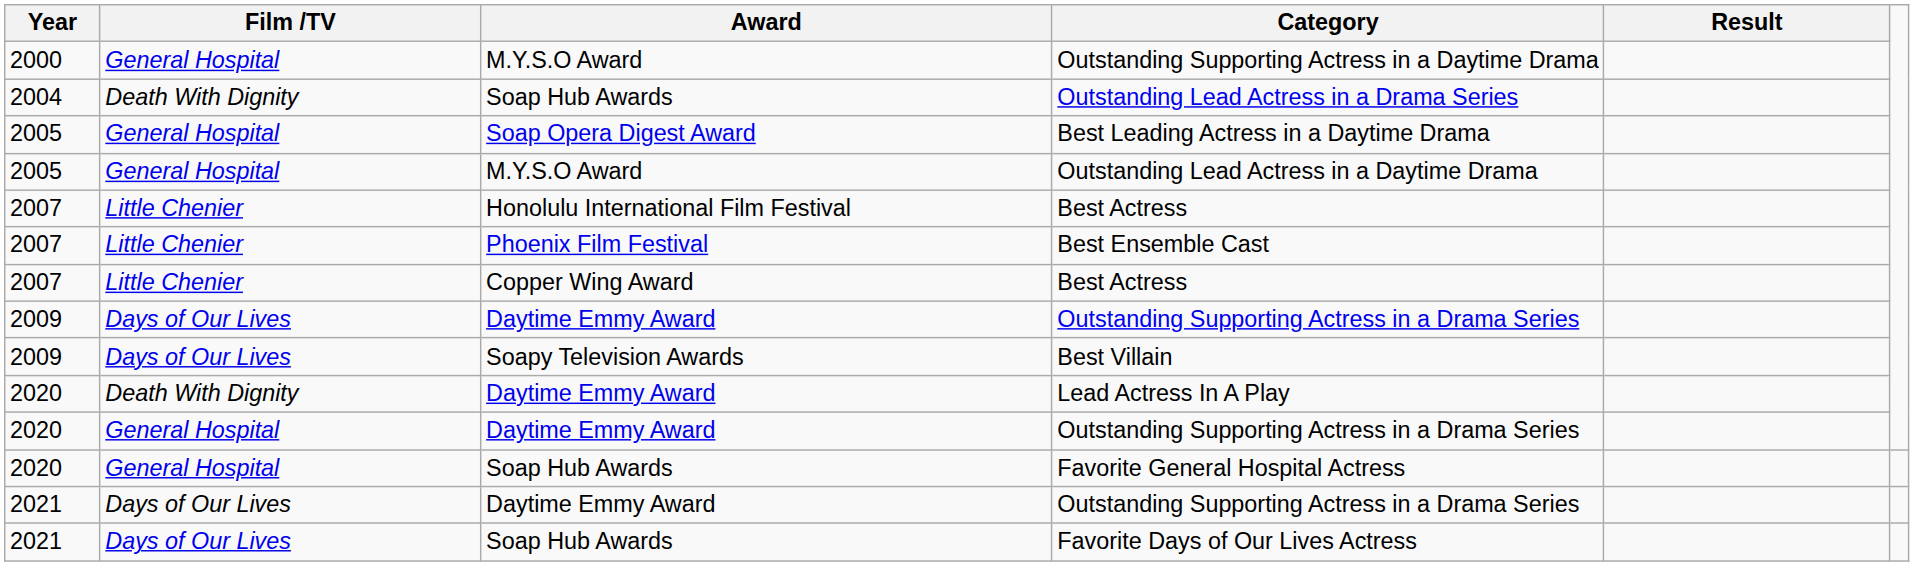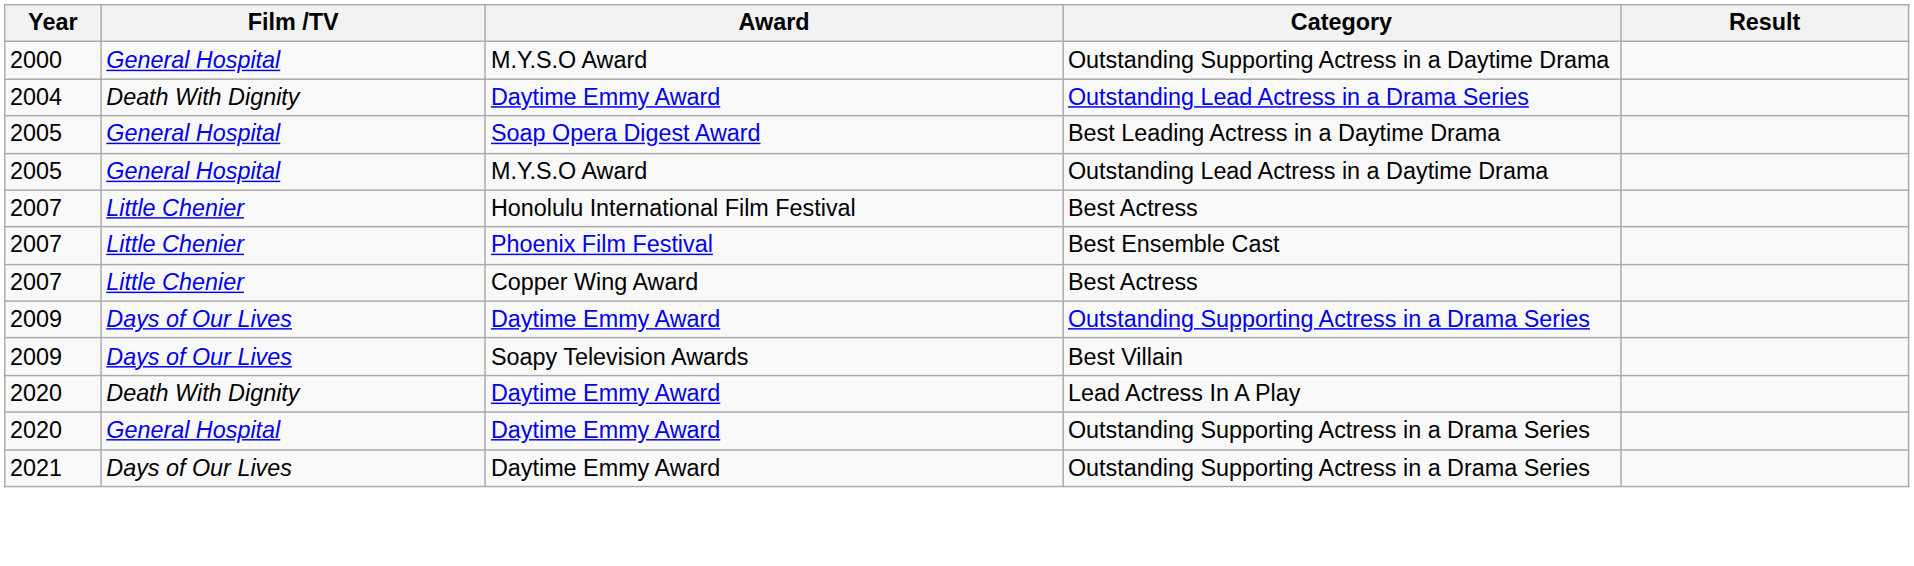(579, 97) Soap Hub Awards -> (606, 97) Daytime Emmy Award
- row: (36, 467)
- row: (36, 541)
